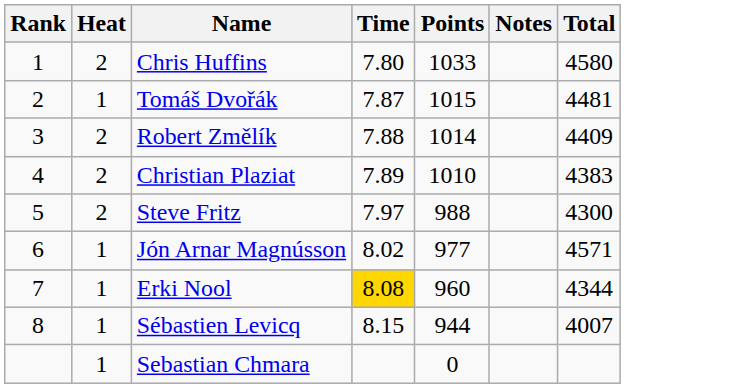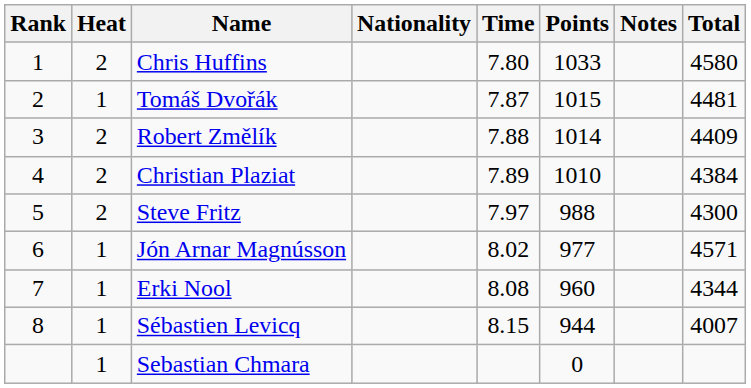+ column: (414, 23)
(589, 174) 4383 -> (714, 174) 4384
(383, 288) gold background -> (508, 288) no background
